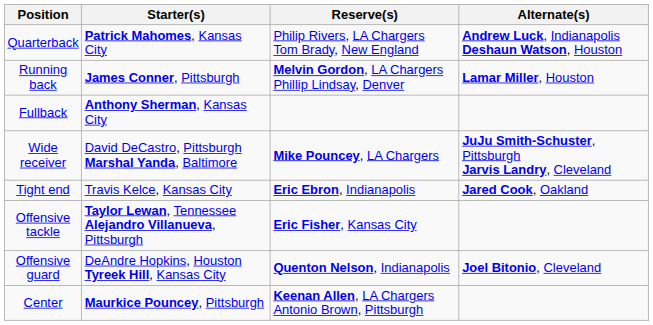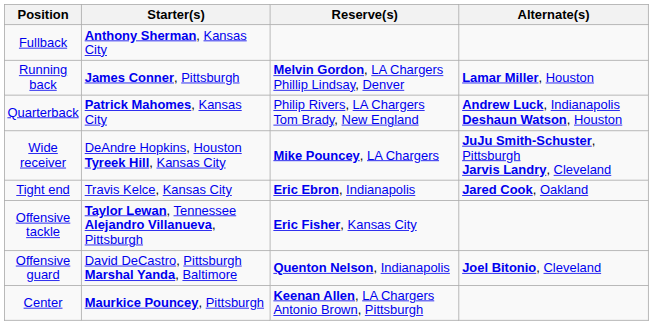rows swapped: (43, 42) <-> (43, 112)
(163, 155) David DeCastro, Pittsburgh Marshal Yanda, Baltimore -> (163, 155) DeAndre Hopkins, Houston Tyreek Hill, Kansas City
(163, 268) DeAndre Hopkins, Houston Tyreek Hill, Kansas City -> (163, 268) David DeCastro, Pittsburgh Marshal Yanda, Baltimore
